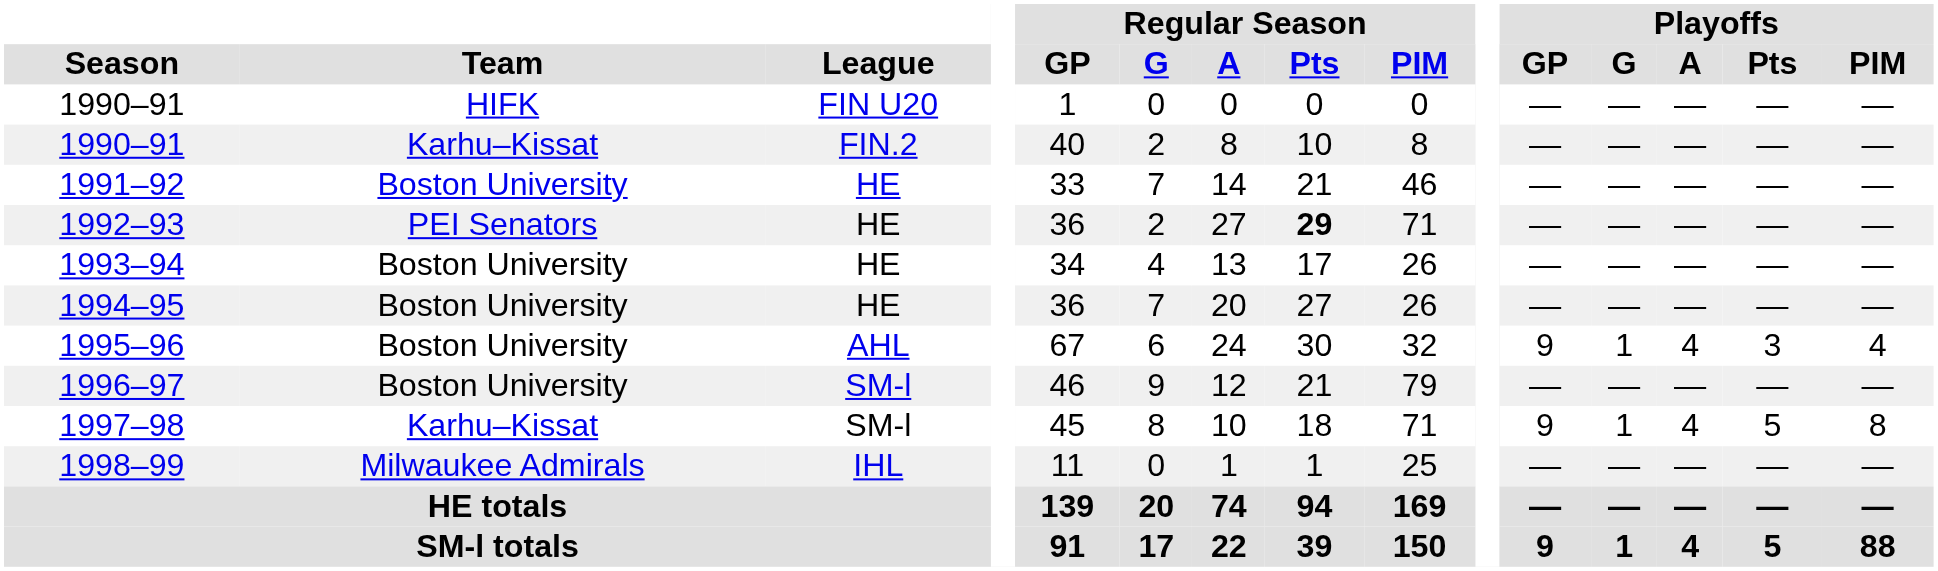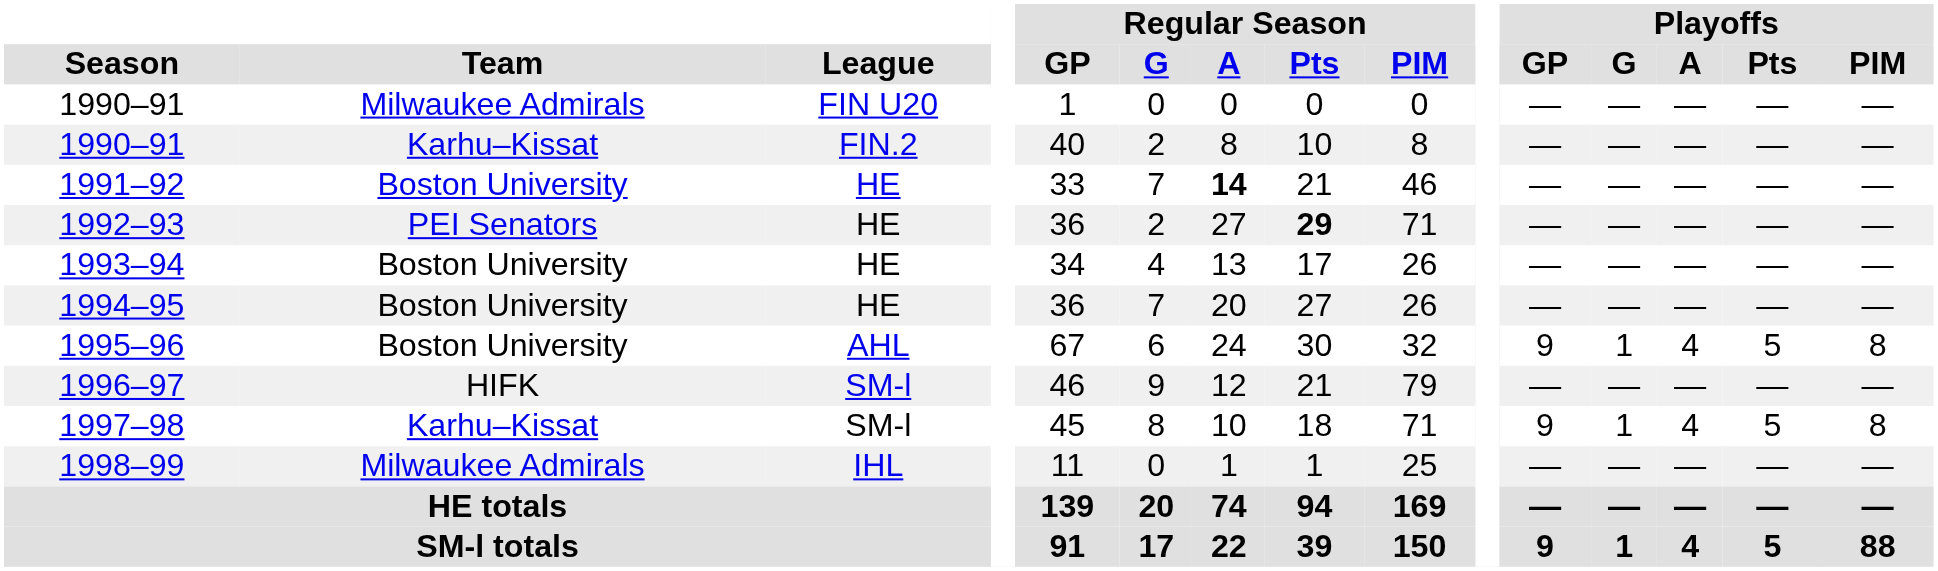(503, 103) HIFK -> (503, 103) Milwaukee Admirals
(1229, 184) normal -> (1229, 184) bold
(1772, 345) 3 -> (1772, 345) 5
(1878, 345) 4 -> (1878, 345) 8
(503, 385) Boston University -> (503, 385) HIFK
